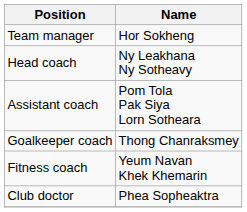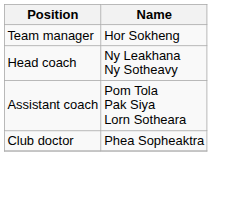- row: (60, 140)
- row: (47, 168)
